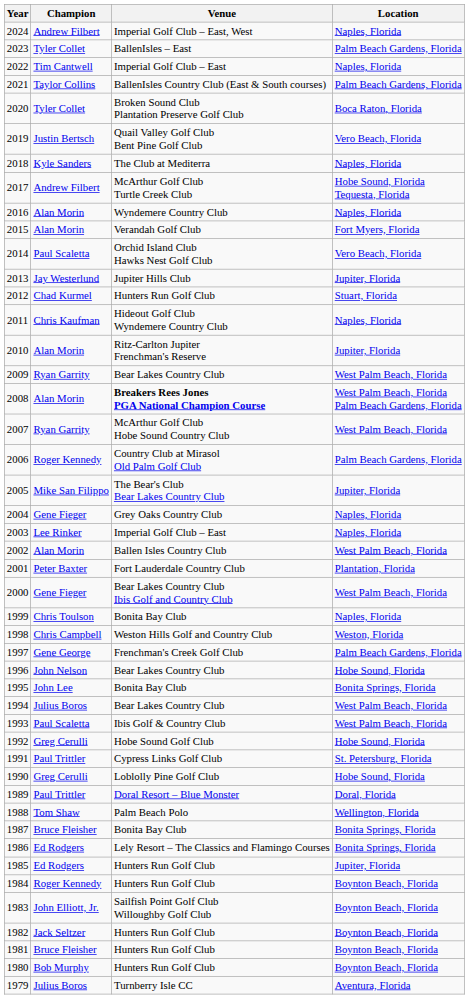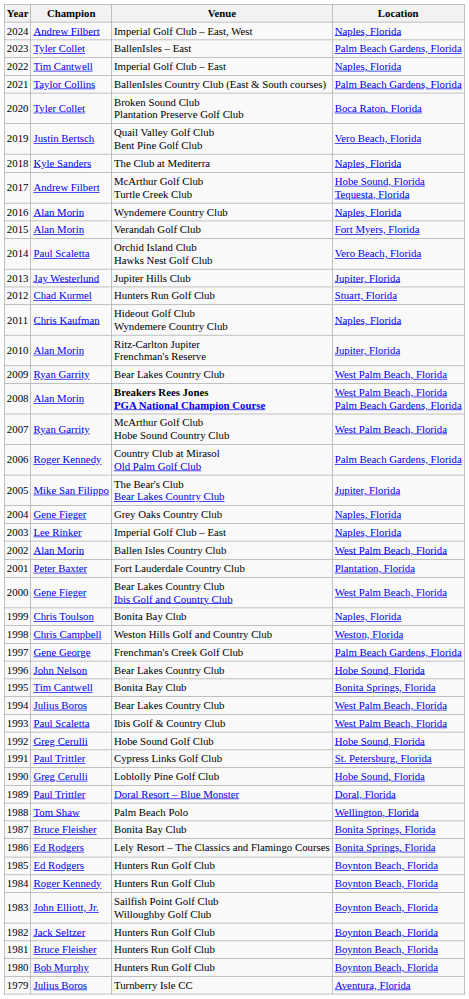(53, 687) John Lee -> (63, 687) Tim Cantwell
(367, 865) Jupiter, Florida -> (386, 865) Boynton Beach, Florida
